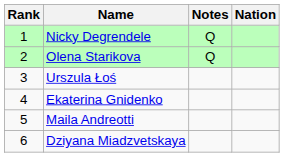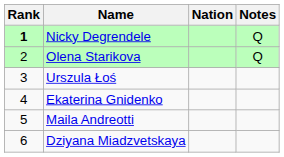columns swapped: (255, 15) <-> (210, 15)
(24, 36) normal -> (24, 36) bold
